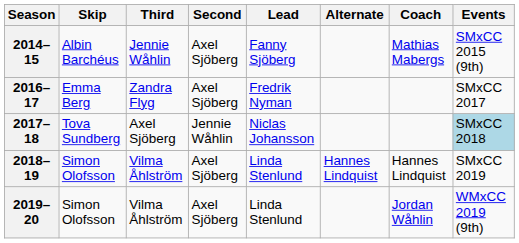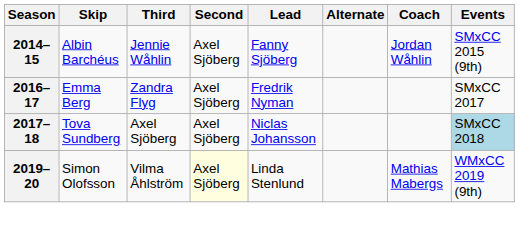(418, 51) Mathias Mabergs -> (411, 51) Jordan Wåhlin
(212, 132) Jennie Wåhlin -> (216, 132) Axel Sjöberg
- row: (32, 168)
(215, 212) no background -> (216, 176) lightyellow background
(412, 212) Jordan Wåhlin -> (417, 176) Mathias Mabergs
